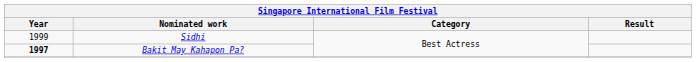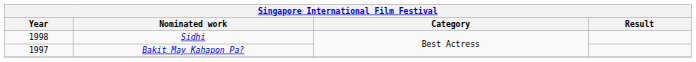(39, 37) 1999 -> (39, 37) 1998
(39, 50) bold -> (39, 50) normal
